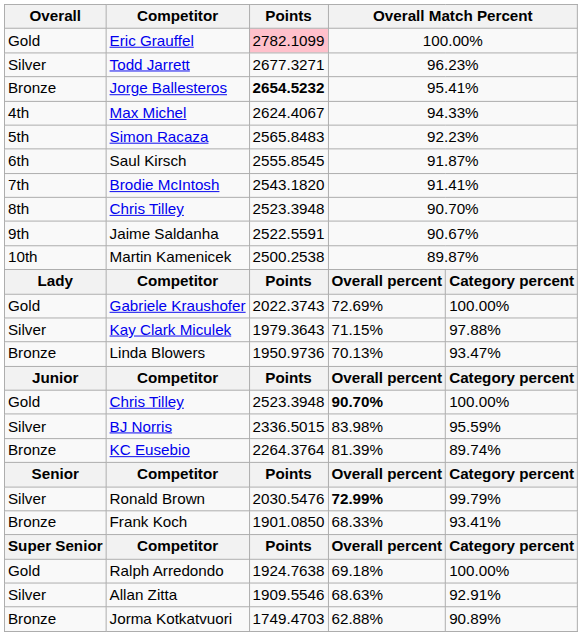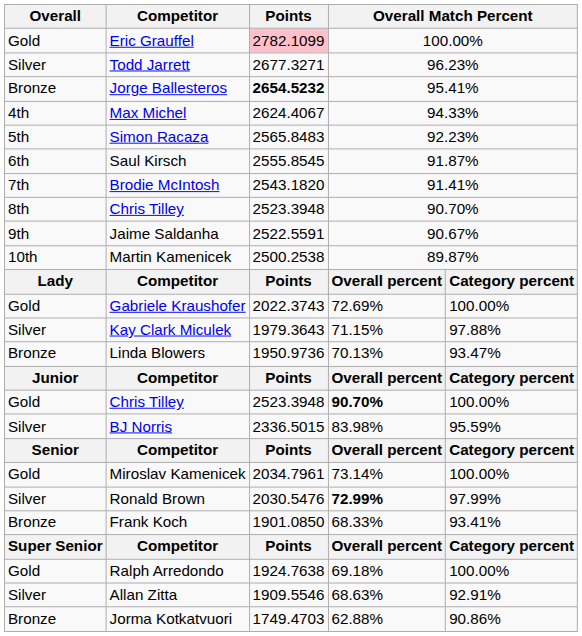- row: (32, 450)
+ row: (24, 474)
(475, 498) 99.79% -> (475, 498) 97.99%
(475, 619) 90.89% -> (475, 619) 90.86%
